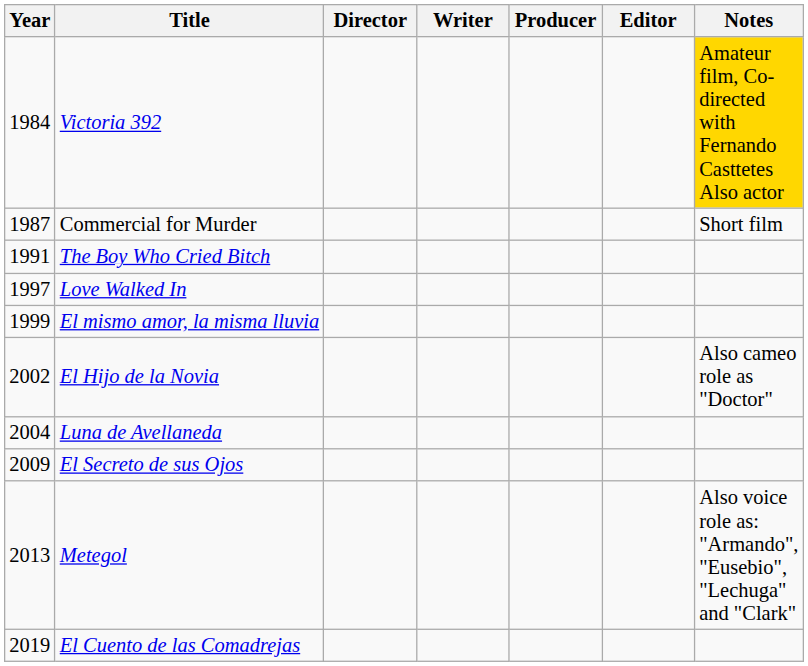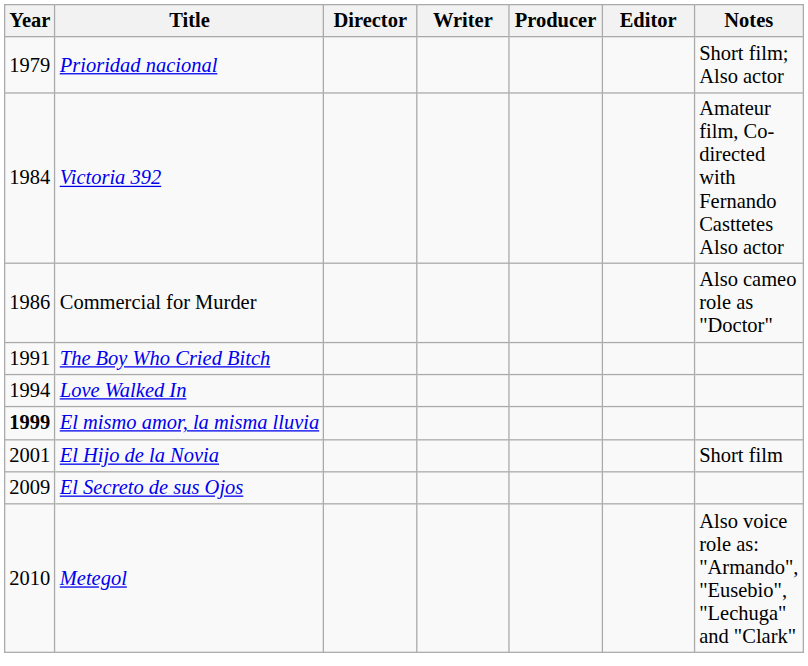+ row: (139, 64)
(742, 122) gold background -> (742, 177) no background
(30, 223) 1987 -> (30, 302) 1986
(741, 223) Short film -> (748, 302) Also cameo role as "Doctor"
(30, 288) 1997 -> (30, 390) 1994
(30, 321) normal -> (30, 422) bold
(30, 376) 2002 -> (30, 455) 2001
(748, 376) Also cameo role as "Doctor" -> (741, 455) Short film
- row: (141, 432)
(30, 554) 2013 -> (30, 578) 2010
- row: (180, 645)
